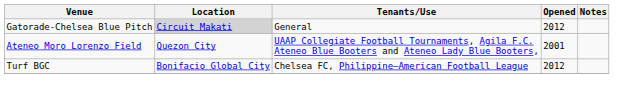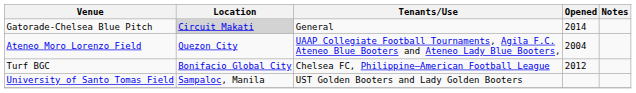(554, 26) 2012 -> (576, 26) 2014
(554, 46) 2001 -> (576, 46) 2004
+ row: (90, 80)
